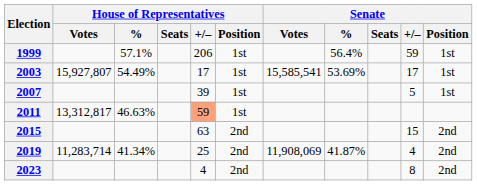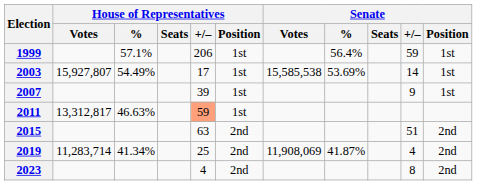(294, 72) 15,585,541 -> (294, 72) 15,585,538
(412, 72) 17 -> (412, 72) 14
(412, 92) 5 -> (412, 92) 9
(412, 131) 15 -> (412, 131) 51
